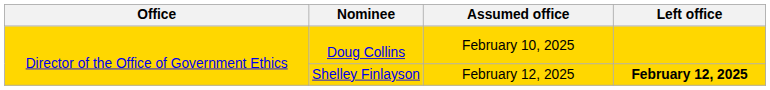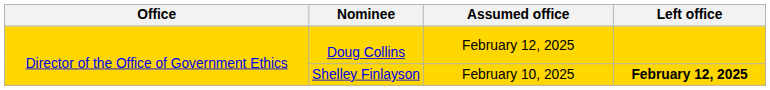(518, 44) February 10, 2025 -> (518, 44) February 12, 2025
(518, 74) February 12, 2025 -> (518, 74) February 10, 2025
